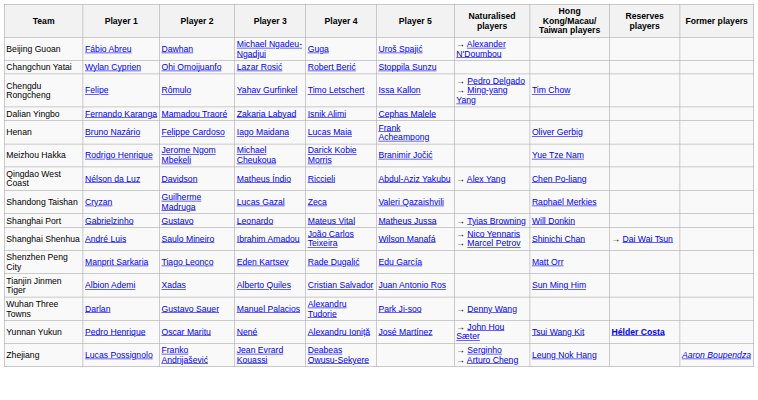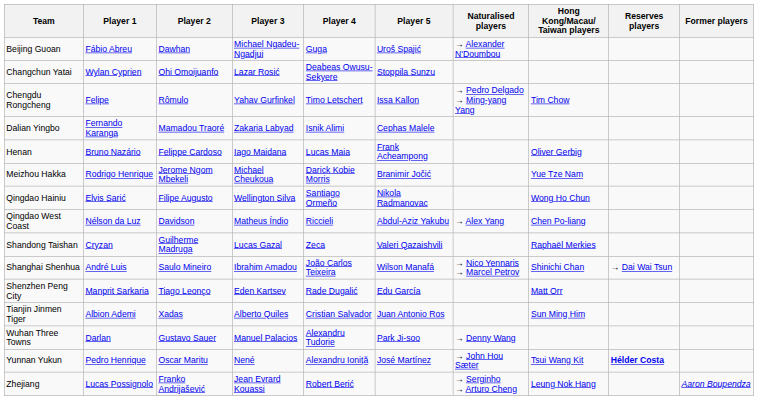(332, 68) Robert Berić -> (339, 72) Deabeas Owusu-Sekyere
+ row: (36, 198)
- row: (34, 221)
(338, 355) Deabeas Owusu-Sekyere -> (330, 384) Robert Berić
